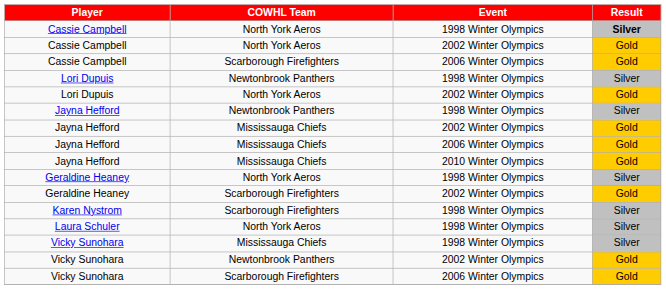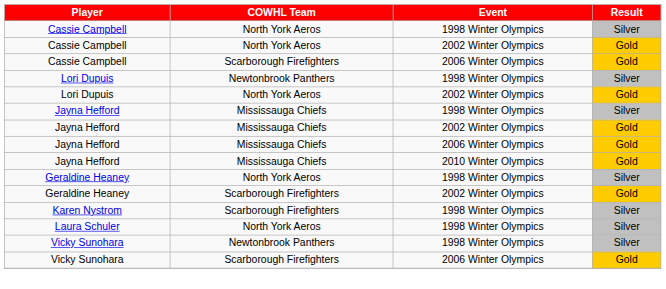(627, 29) bold -> (627, 29) normal
(282, 111) Newtonbrook Panthers -> (282, 111) Mississauga Chiefs
(282, 243) Mississauga Chiefs -> (282, 243) Newtonbrook Panthers
- row: (87, 260)
